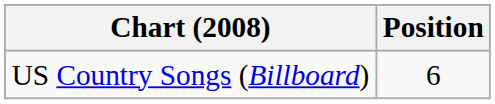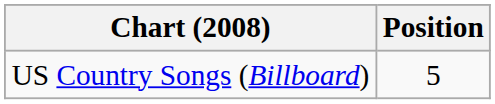(433, 74) 6 -> (433, 74) 5
